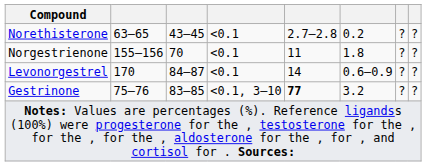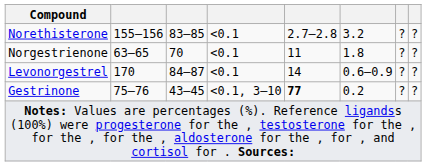(131, 33) 63–65 -> (138, 33) 155–156
(187, 33) 43–45 -> (187, 33) 83–85
(353, 33) 0.2 -> (353, 33) 3.2
(138, 53) 155–156 -> (131, 53) 63–65
(187, 91) 83–85 -> (187, 91) 43–45
(353, 91) 3.2 -> (353, 91) 0.2
